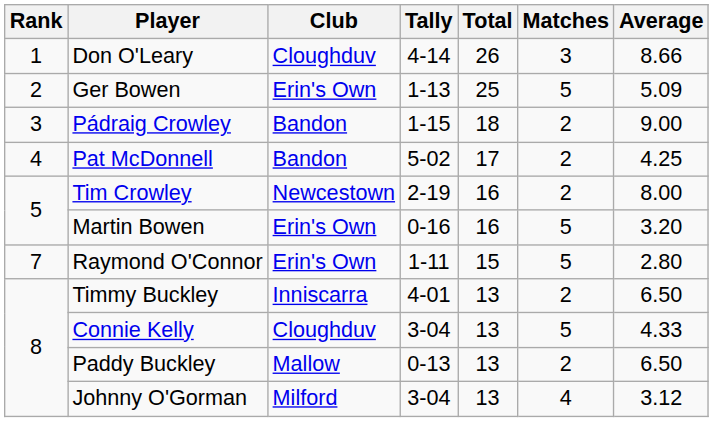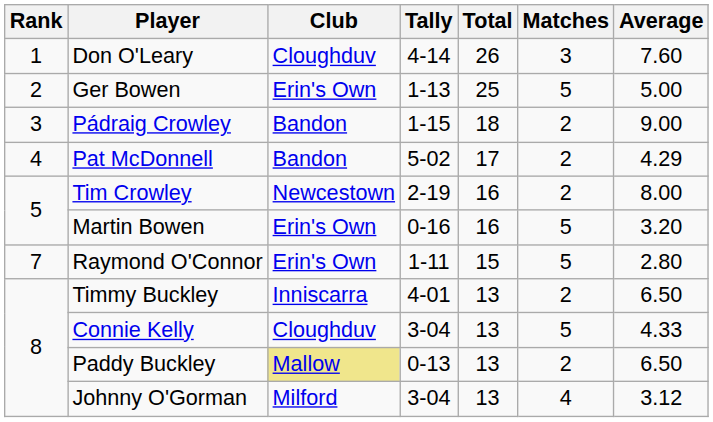(661, 55) 8.66 -> (661, 55) 7.60
(661, 90) 5.09 -> (661, 90) 5.00
(661, 158) 4.25 -> (661, 158) 4.29
(306, 364) no background -> (306, 364) khaki background
